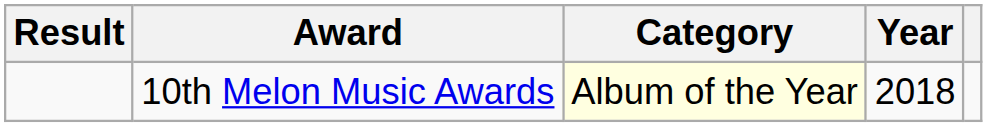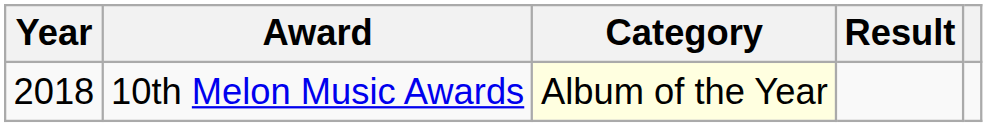columns swapped: (915, 33) <-> (69, 33)
